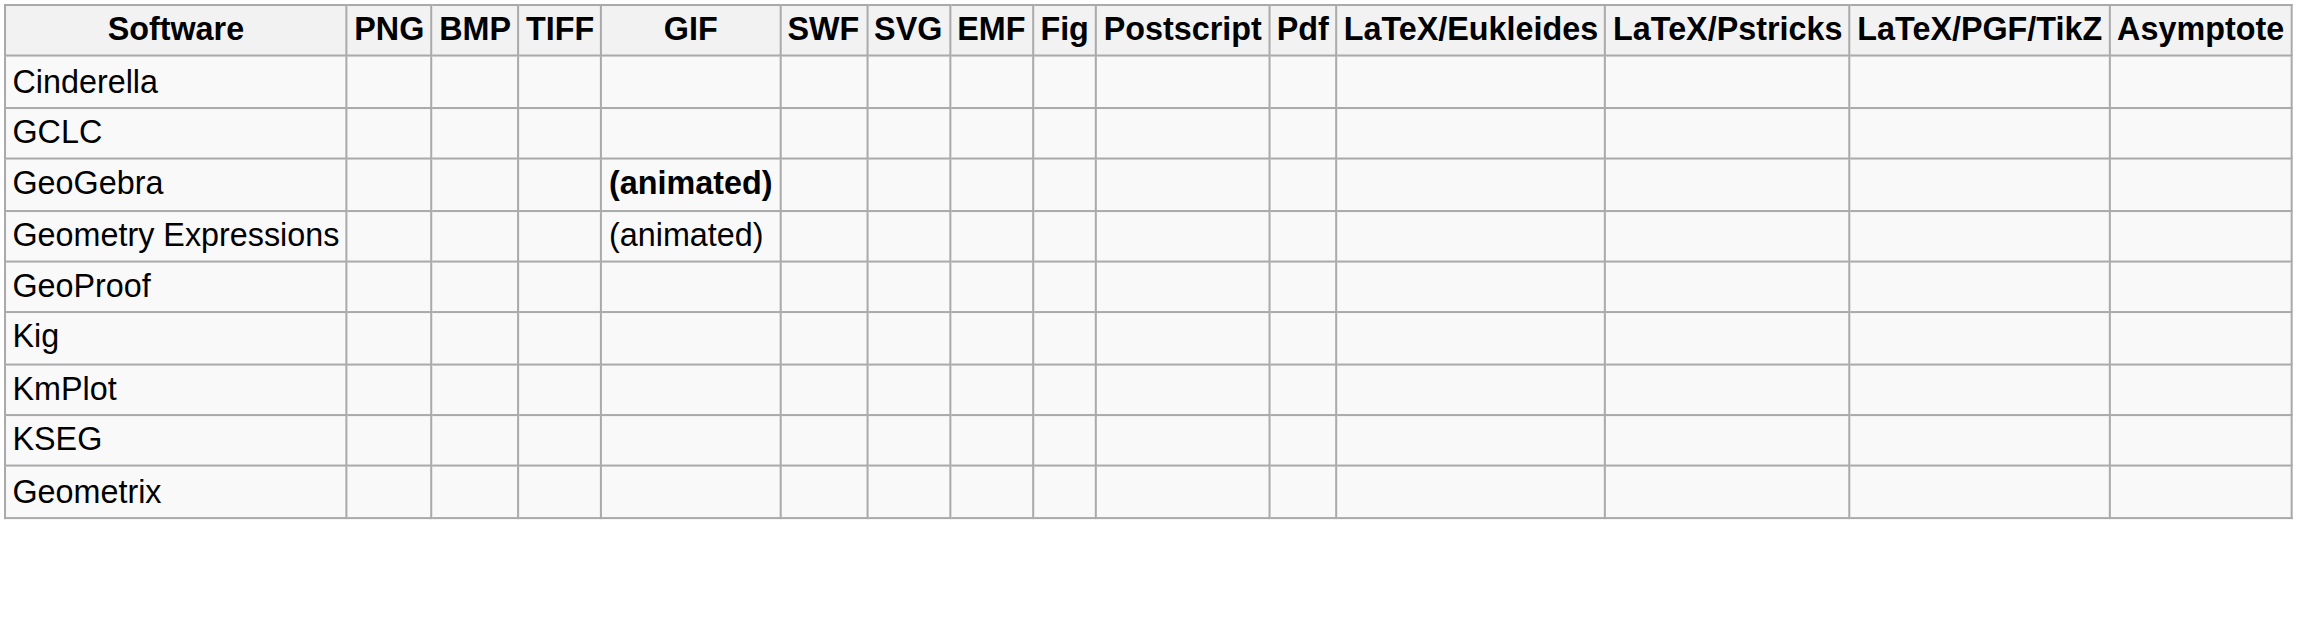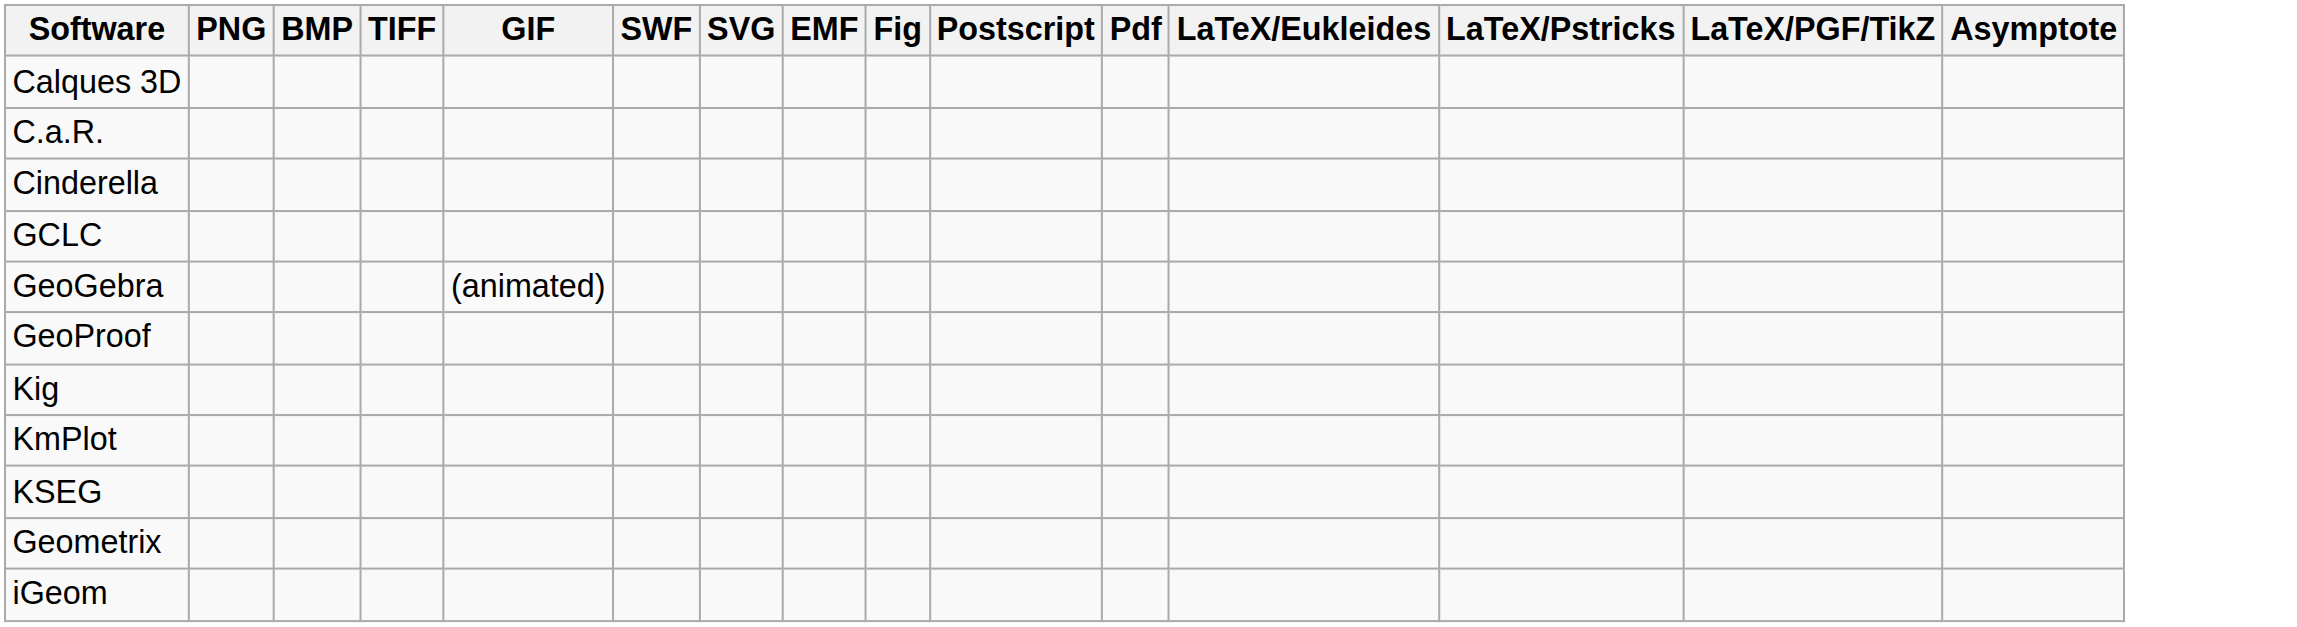+ row: (97, 81)
+ row: (58, 132)
(691, 183) bold -> (528, 286) normal
- row: (176, 235)
+ row: (60, 593)
